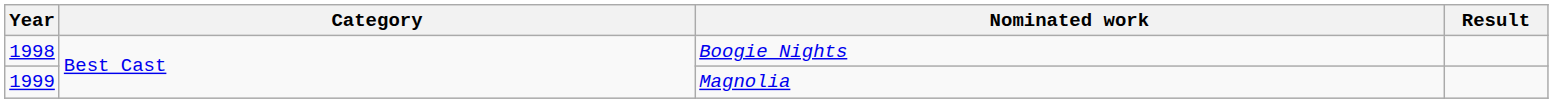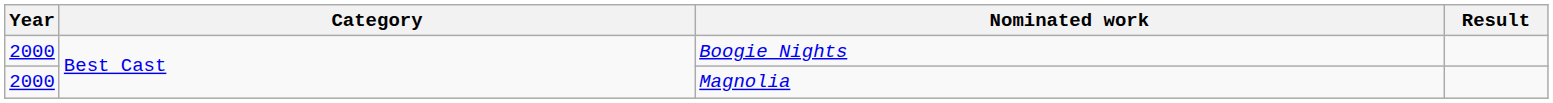(32, 51) 1998 -> (32, 51) 2000
(32, 82) 1999 -> (32, 82) 2000
